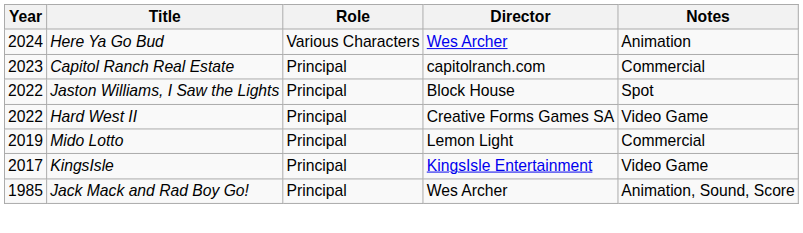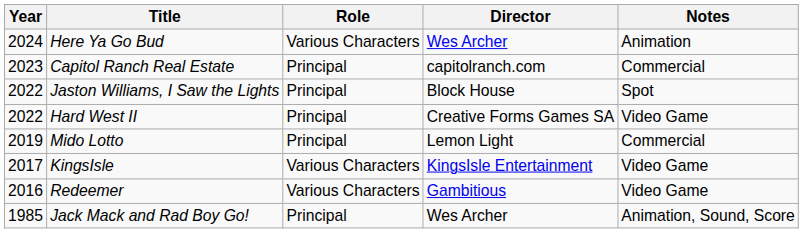(317, 166) Principal -> (353, 166) Various Characters
+ row: (87, 191)
